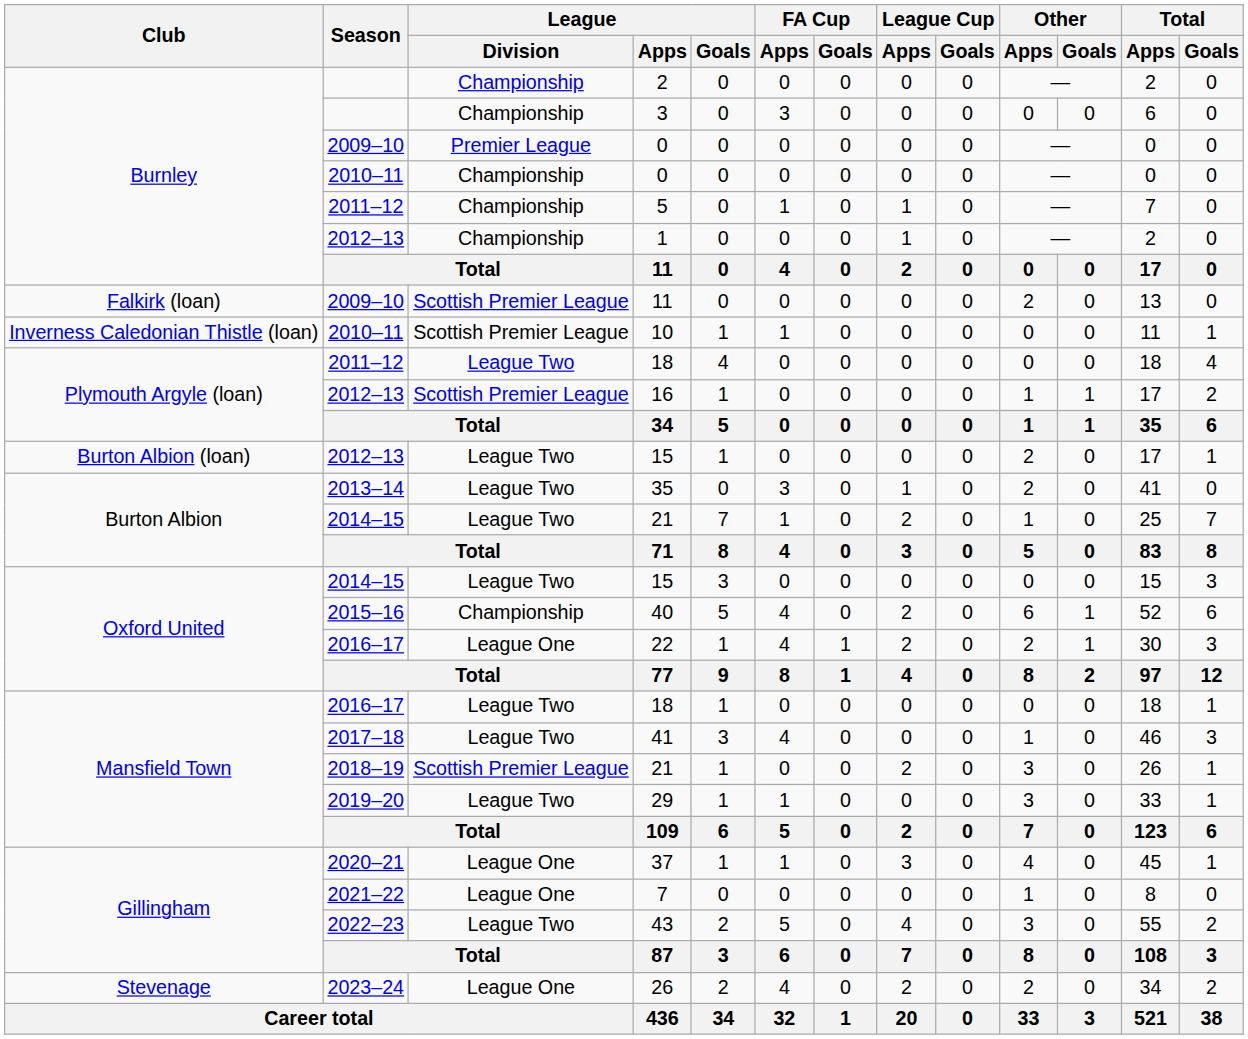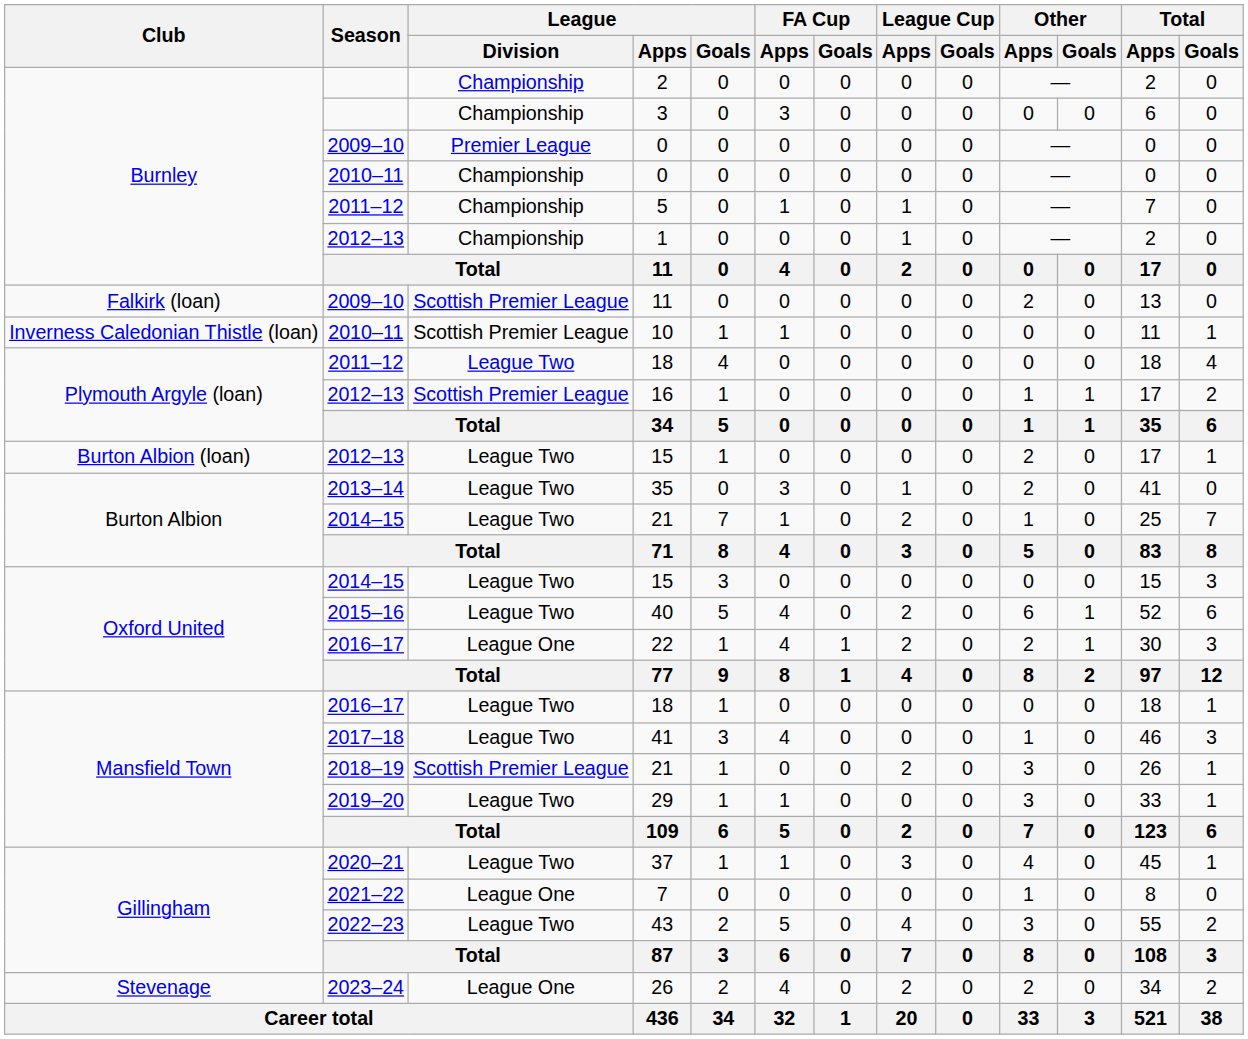(521, 613) Championship -> (521, 613) League Two
(521, 862) League One -> (521, 862) League Two
